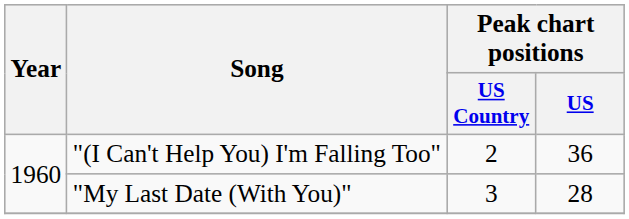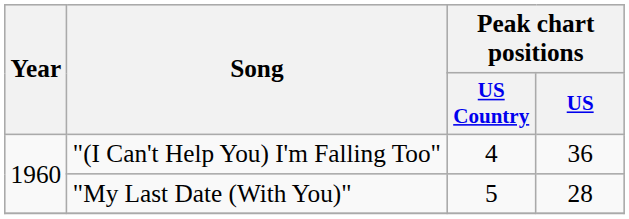(491, 153) 2 -> (491, 153) 4
(491, 193) 3 -> (491, 193) 5
